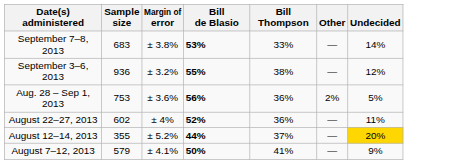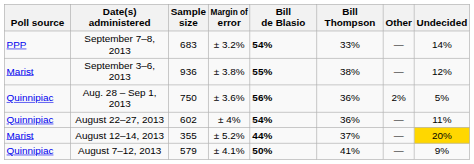+ column: (38, 23)
(163, 44) ± 3.8% -> (229, 44) ± 3.2%
(196, 44) 53% -> (262, 44) 54%
(163, 71) ± 3.2% -> (229, 71) ± 3.8%
(122, 98) 753 -> (188, 98) 750
(196, 119) 52% -> (262, 119) 54%
